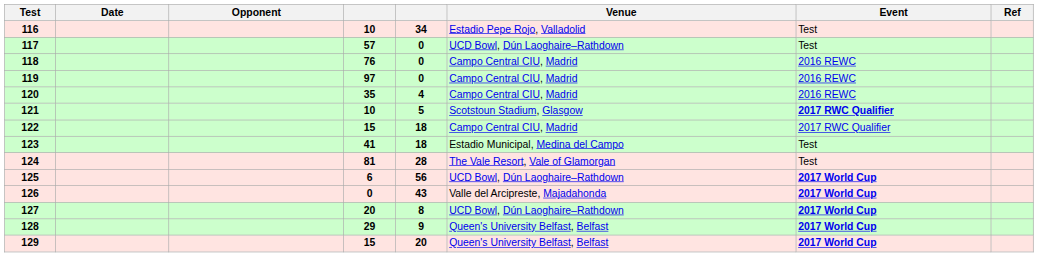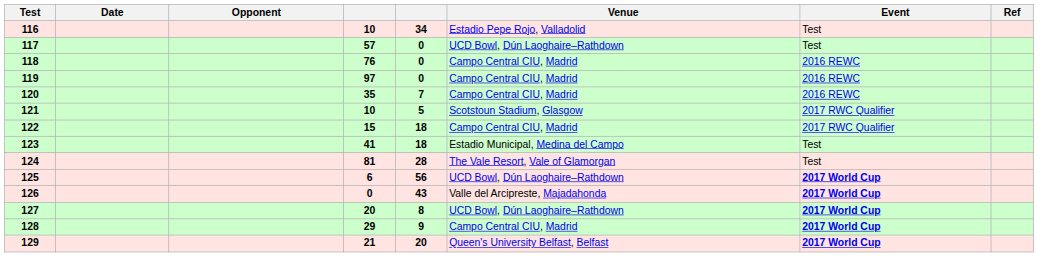(421, 95) 4 -> (421, 95) 7
(846, 111) bold -> (848, 111) normal
(529, 227) Queen's University Belfast, Belfast -> (513, 227) Campo Central CIU, Madrid
(370, 243) 15 -> (370, 243) 21
